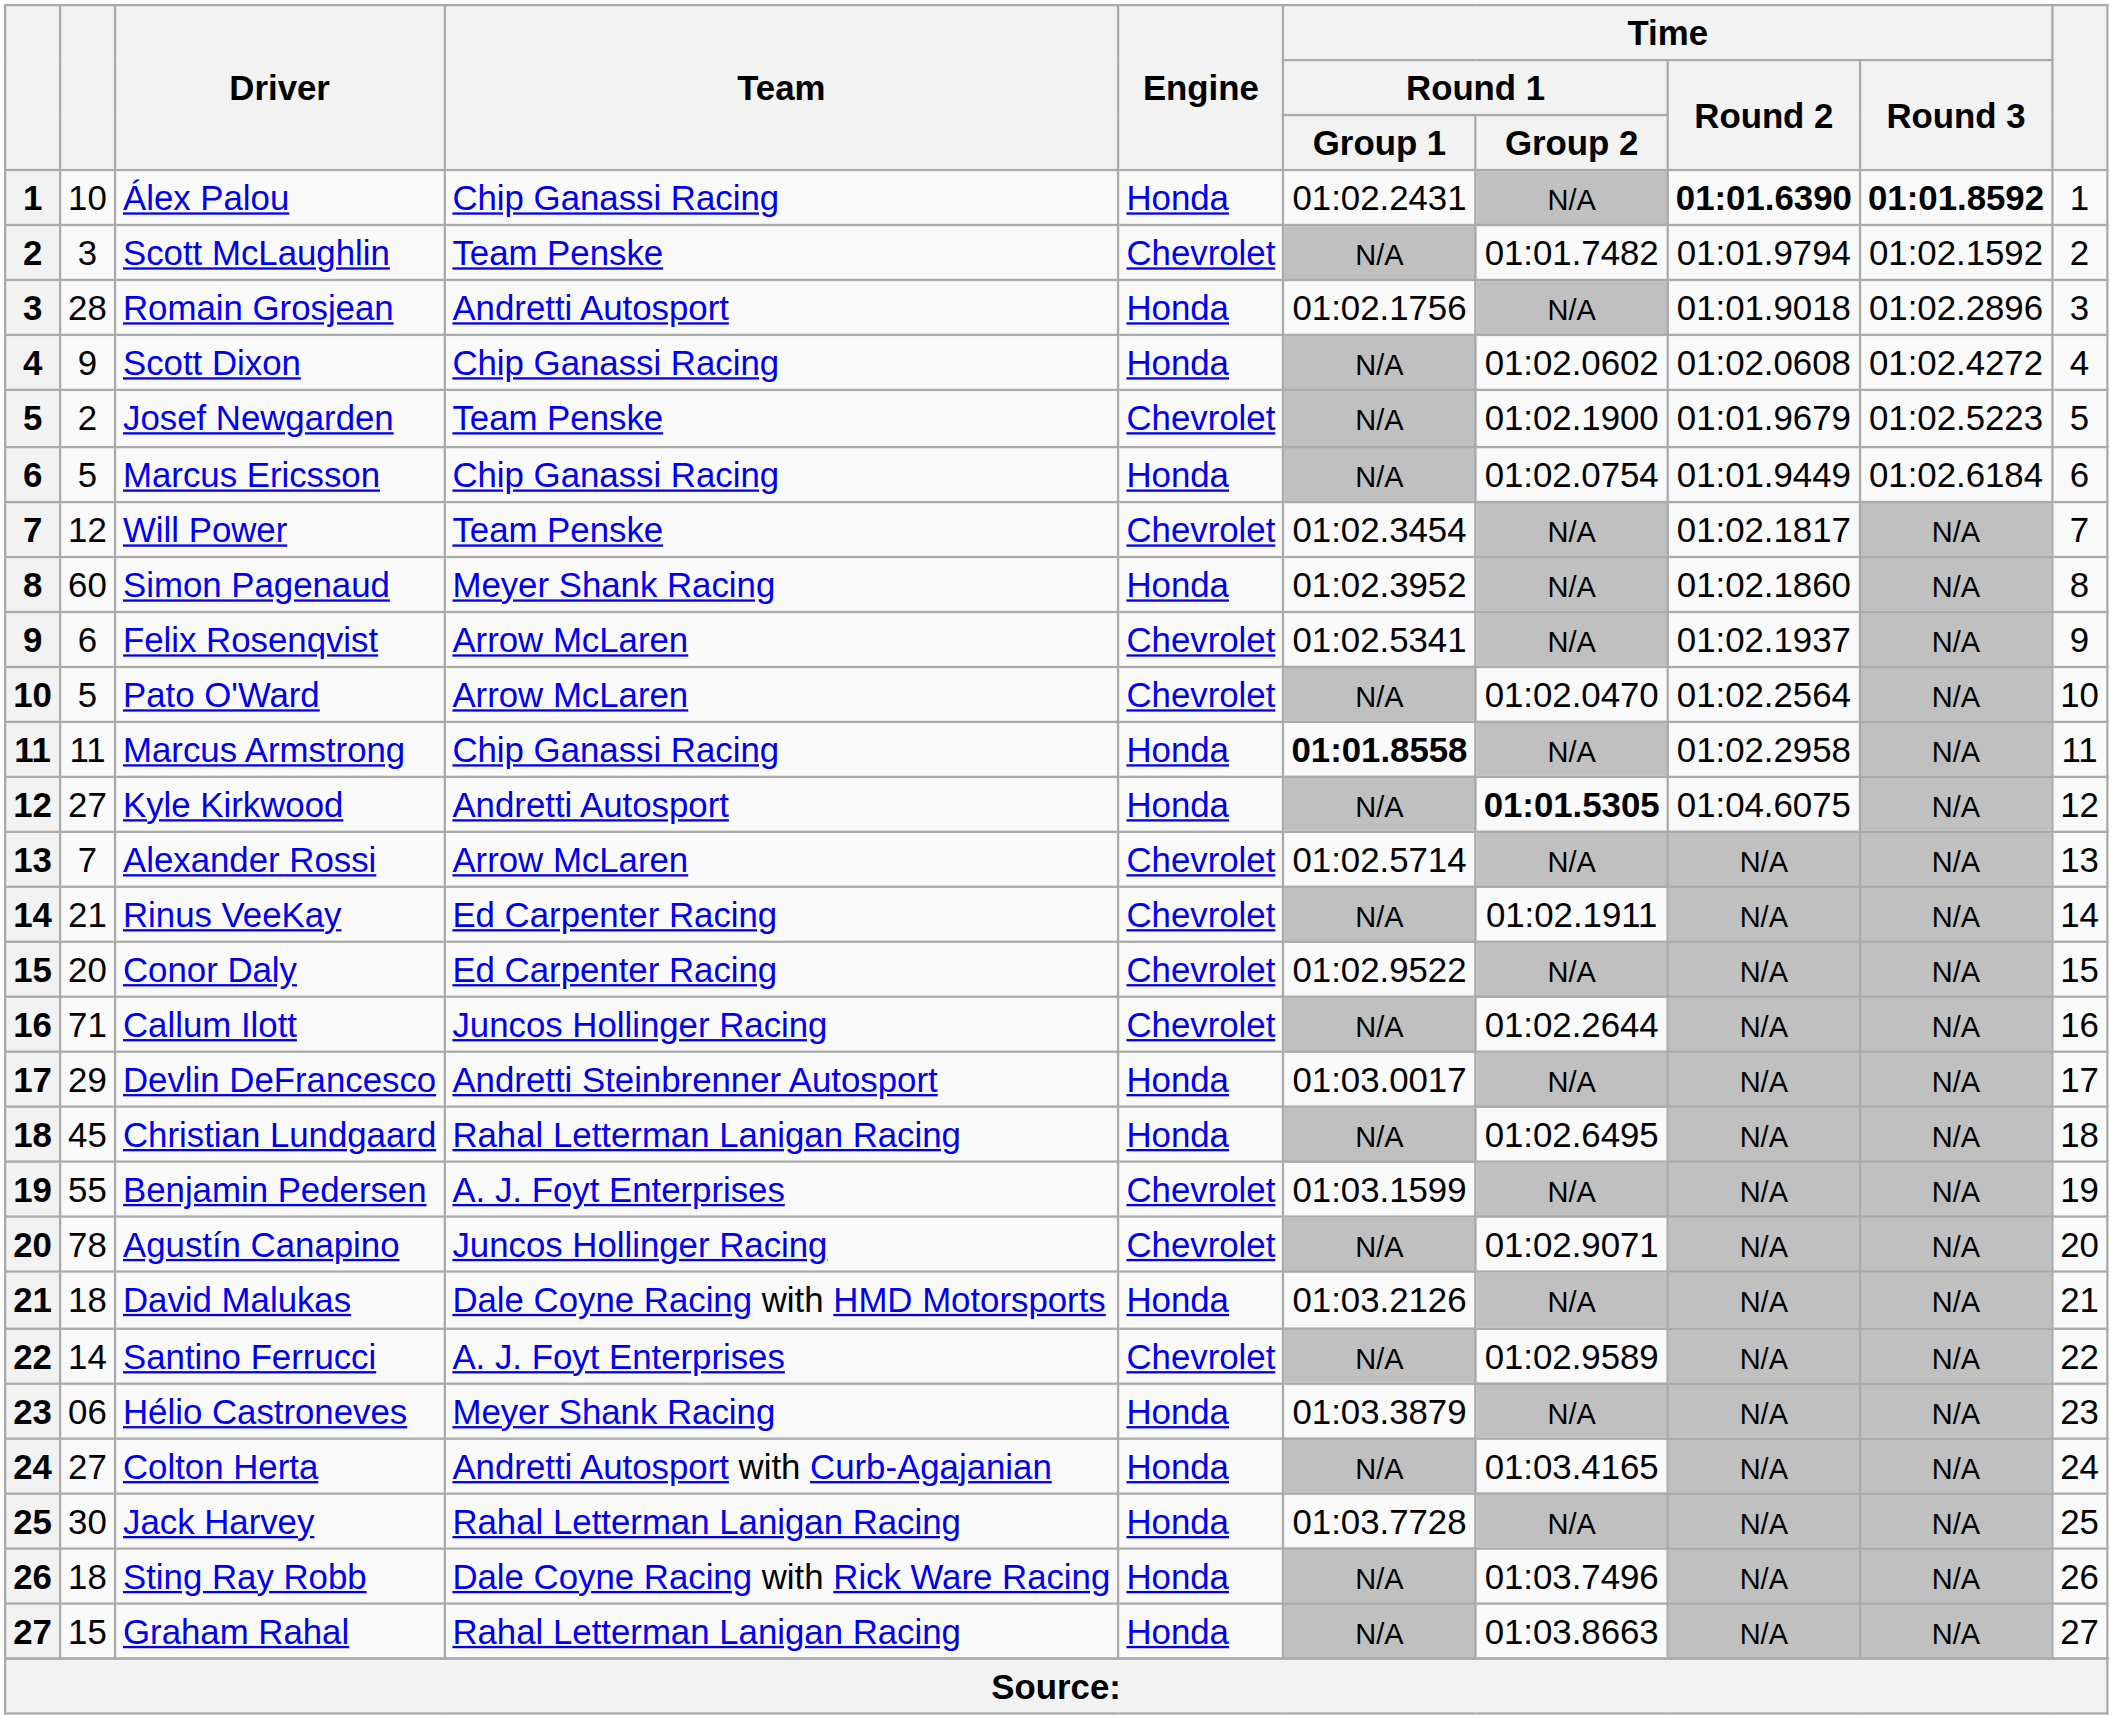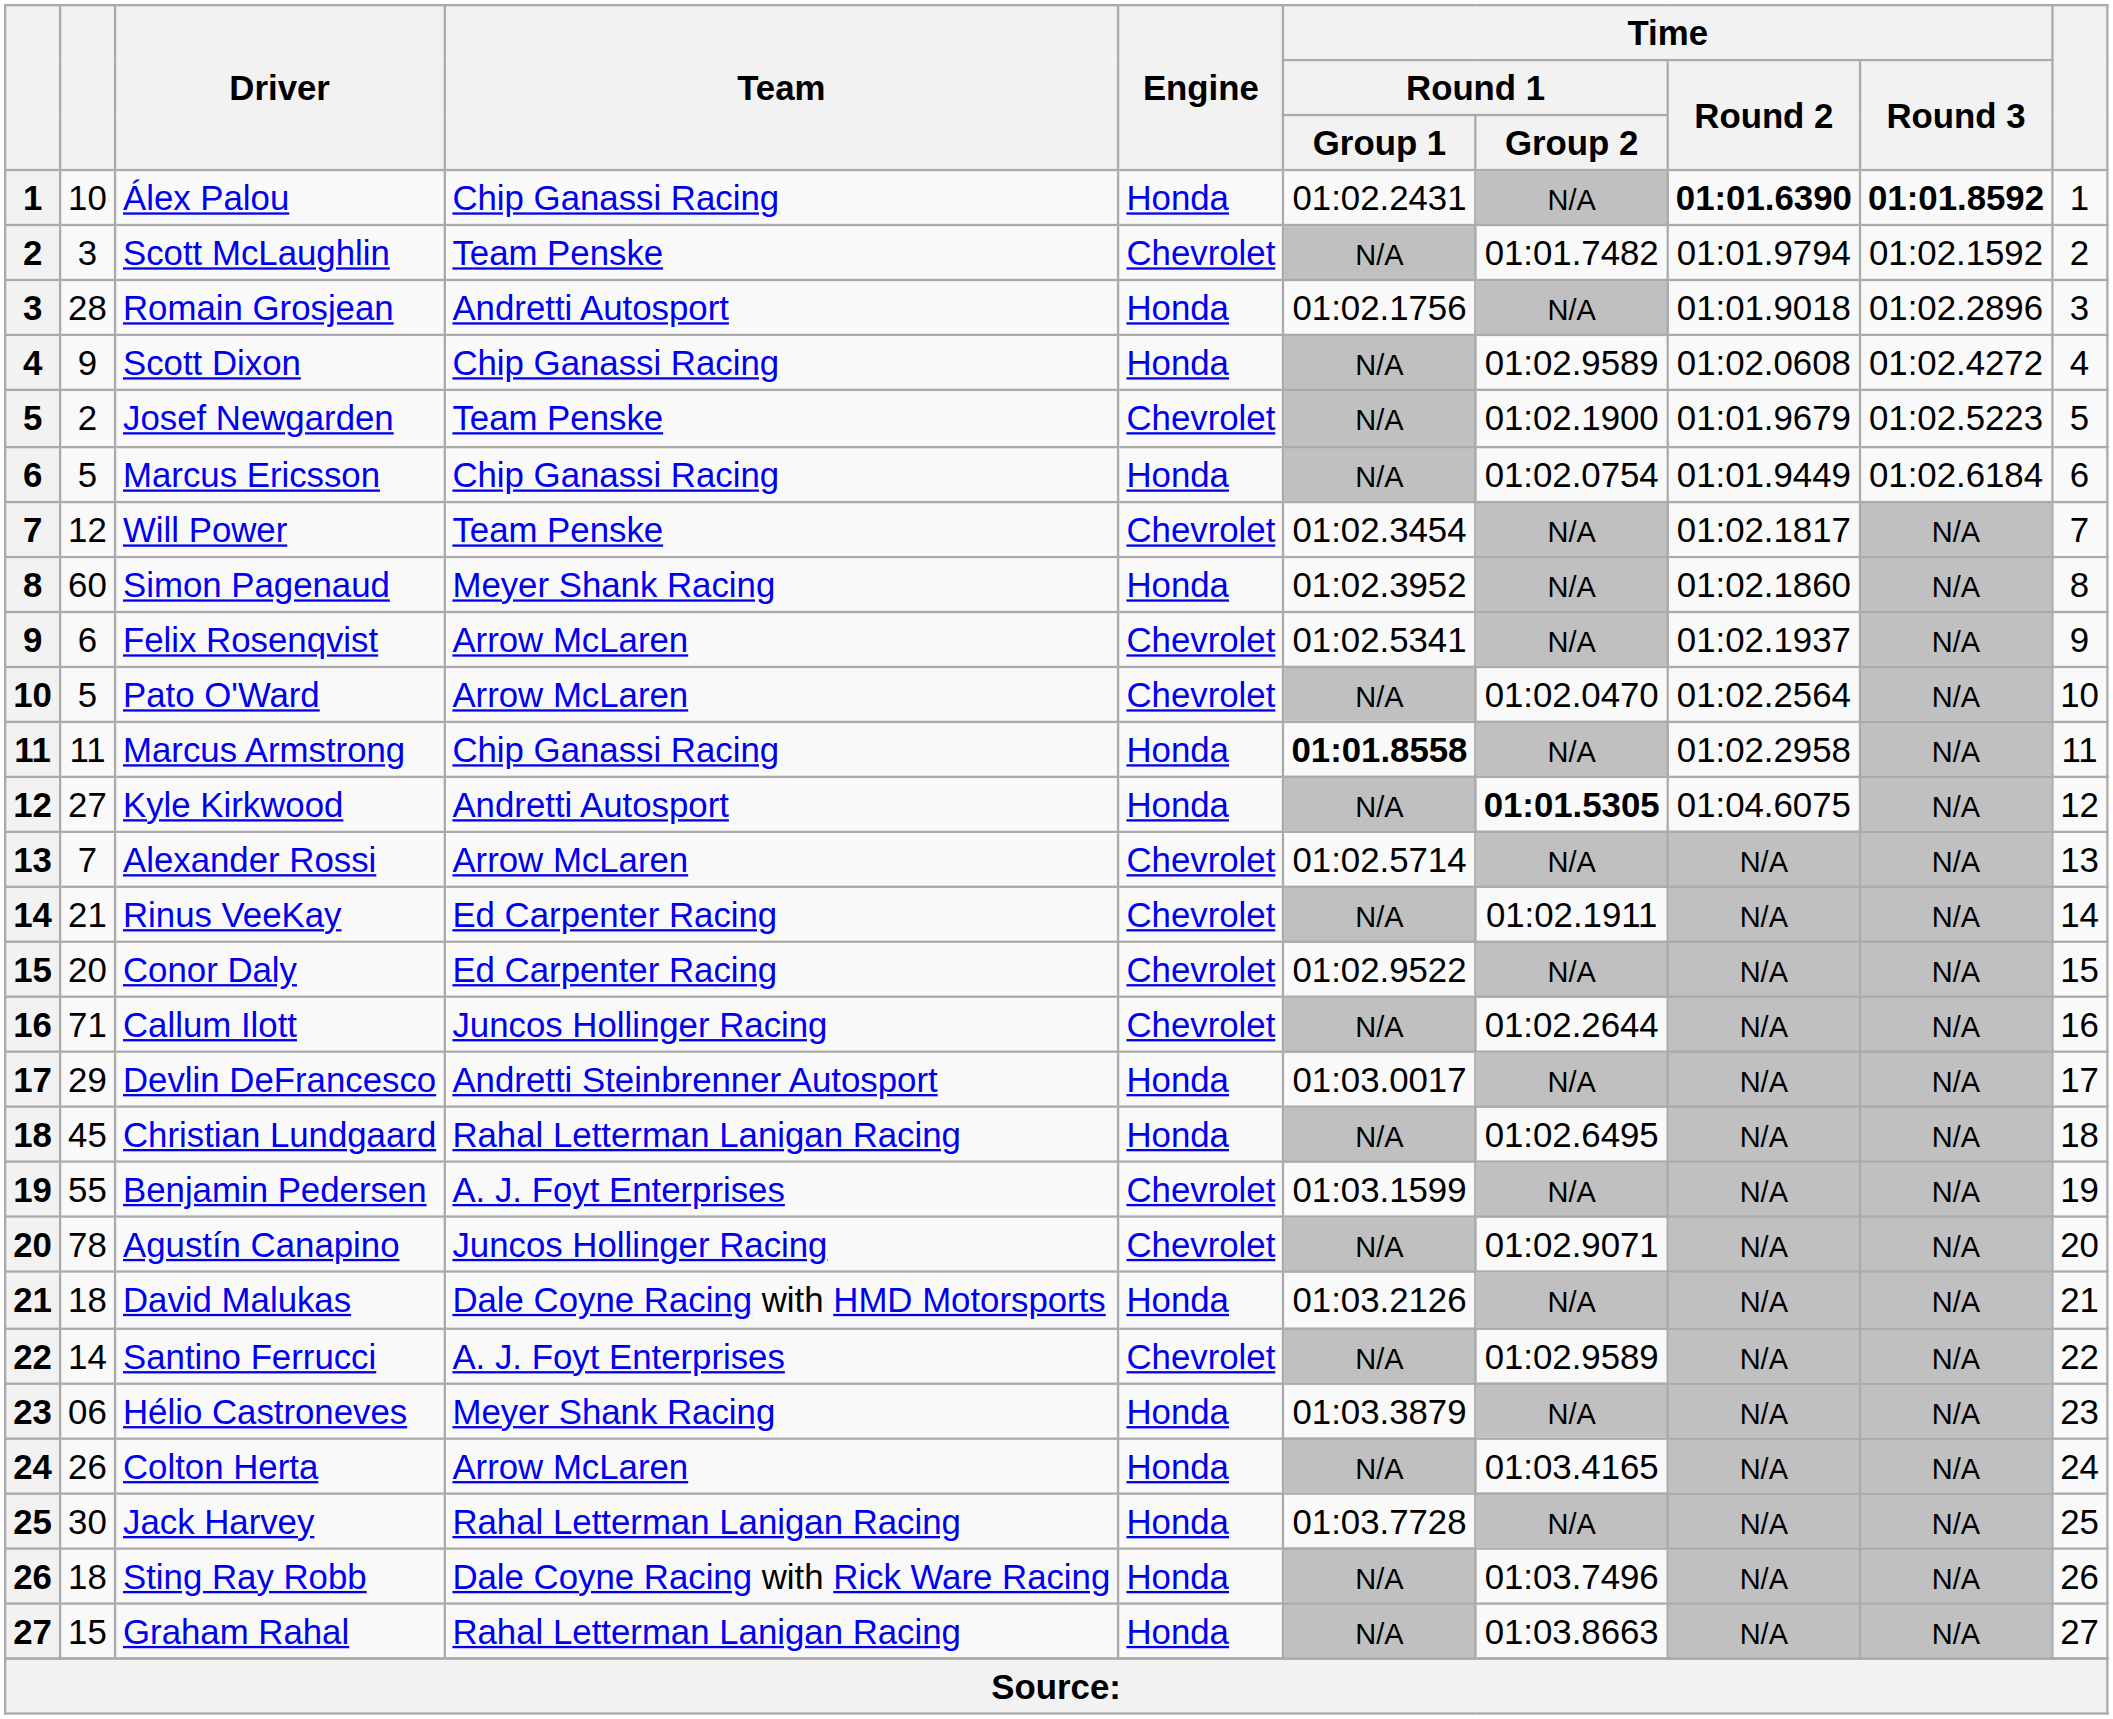(1572, 364) 01:02.0602 -> (1572, 364) 01:02.9589
(87, 1466) 27 -> (87, 1466) 26
(752, 1466) Andretti Autosport with Curb-Agajanian -> (570, 1466) Arrow McLaren
